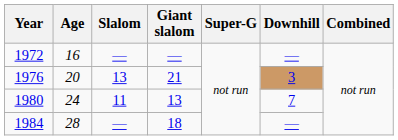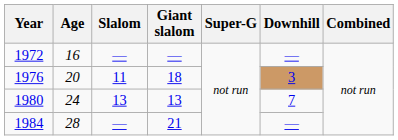(119, 77) 13 -> (119, 77) 11
(174, 77) 21 -> (174, 77) 18
(119, 100) 11 -> (119, 100) 13
(174, 123) 18 -> (174, 123) 21
